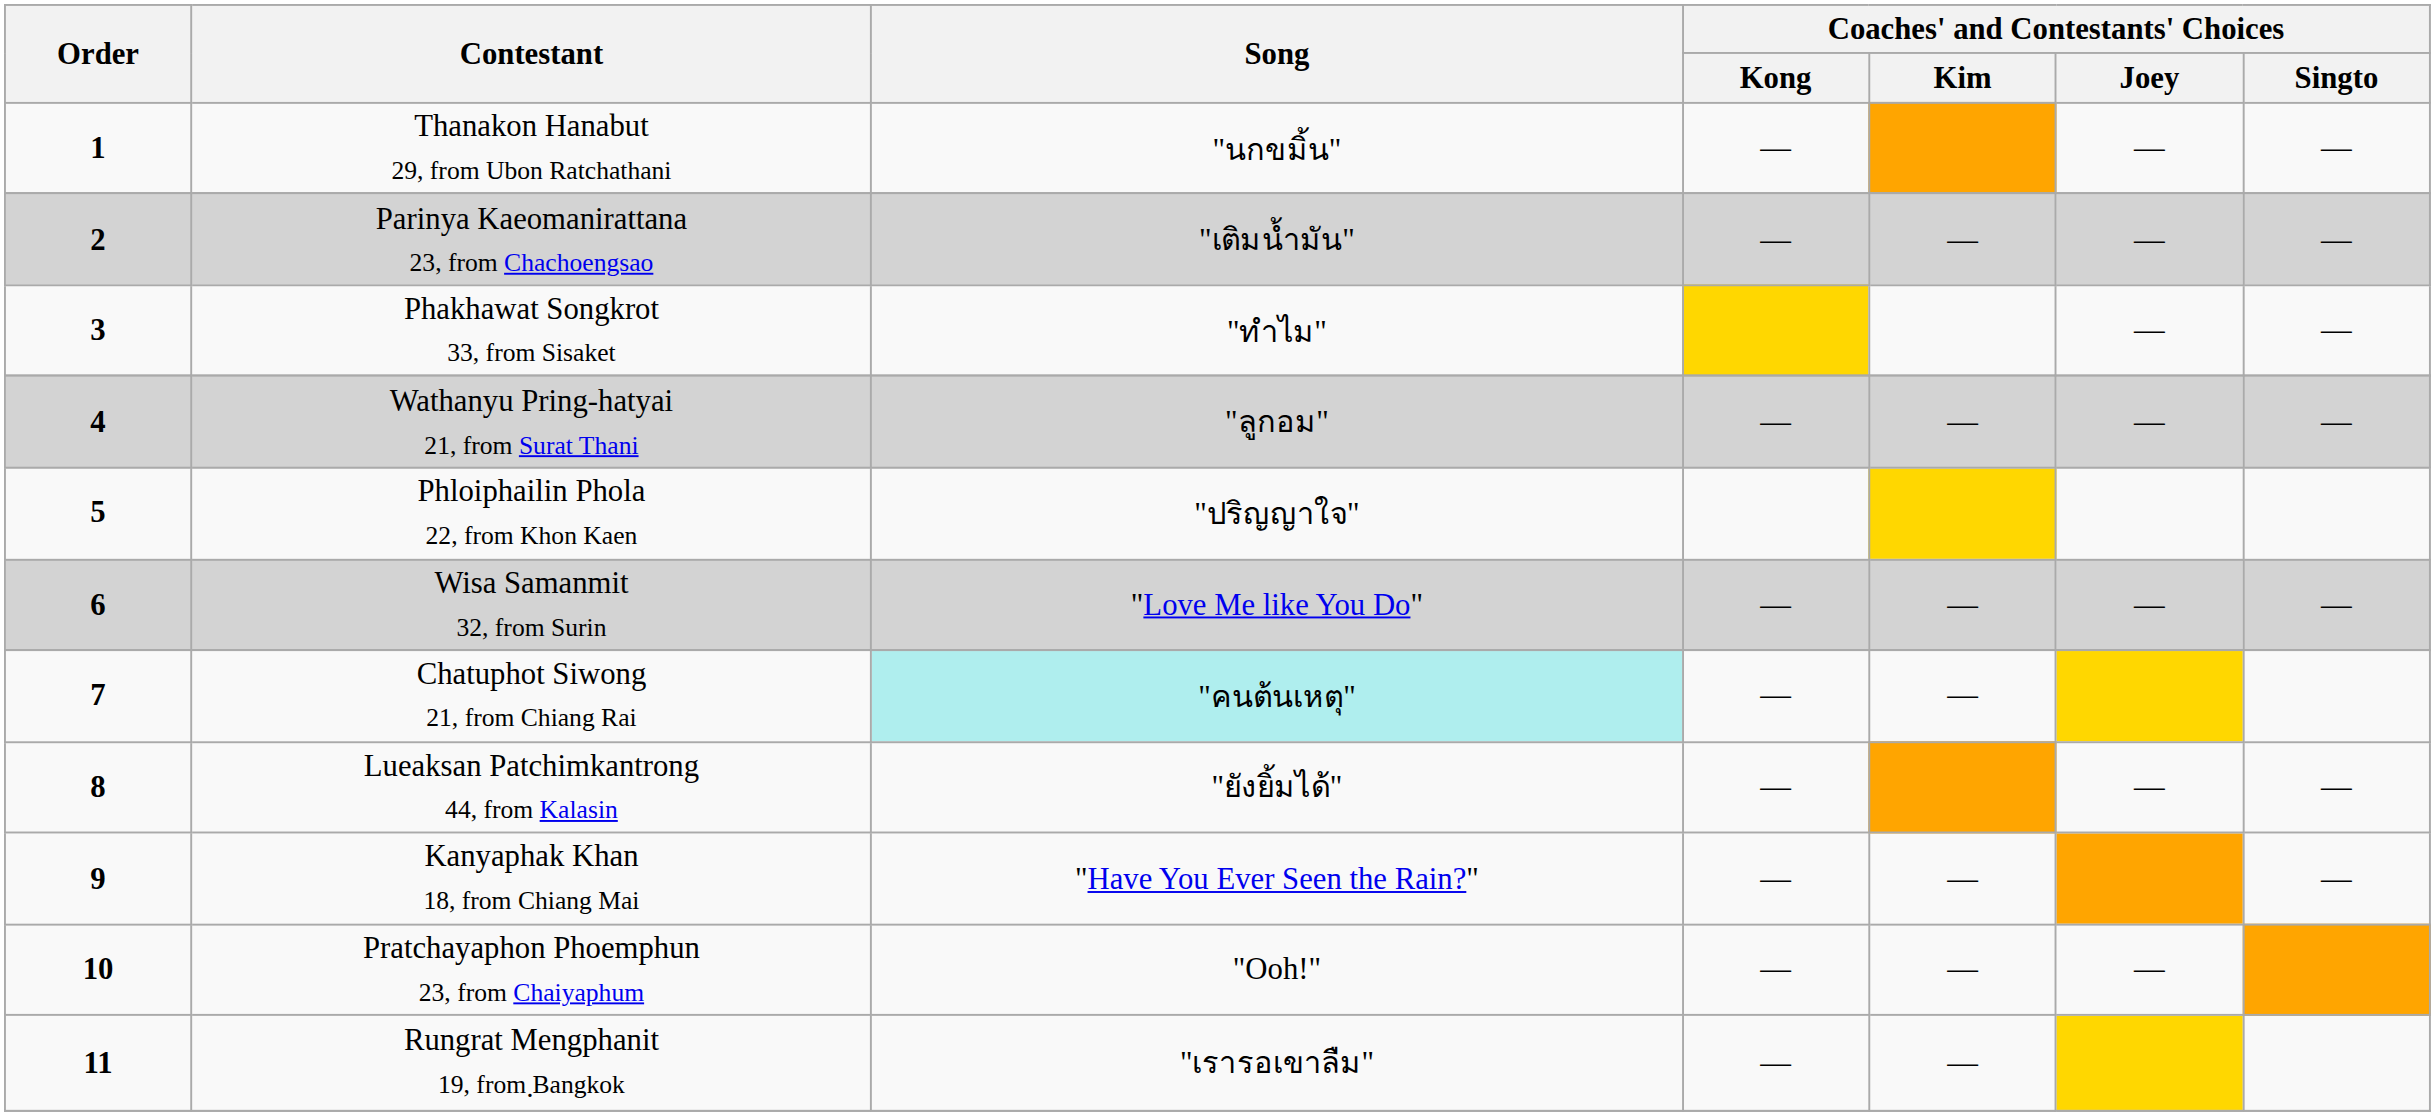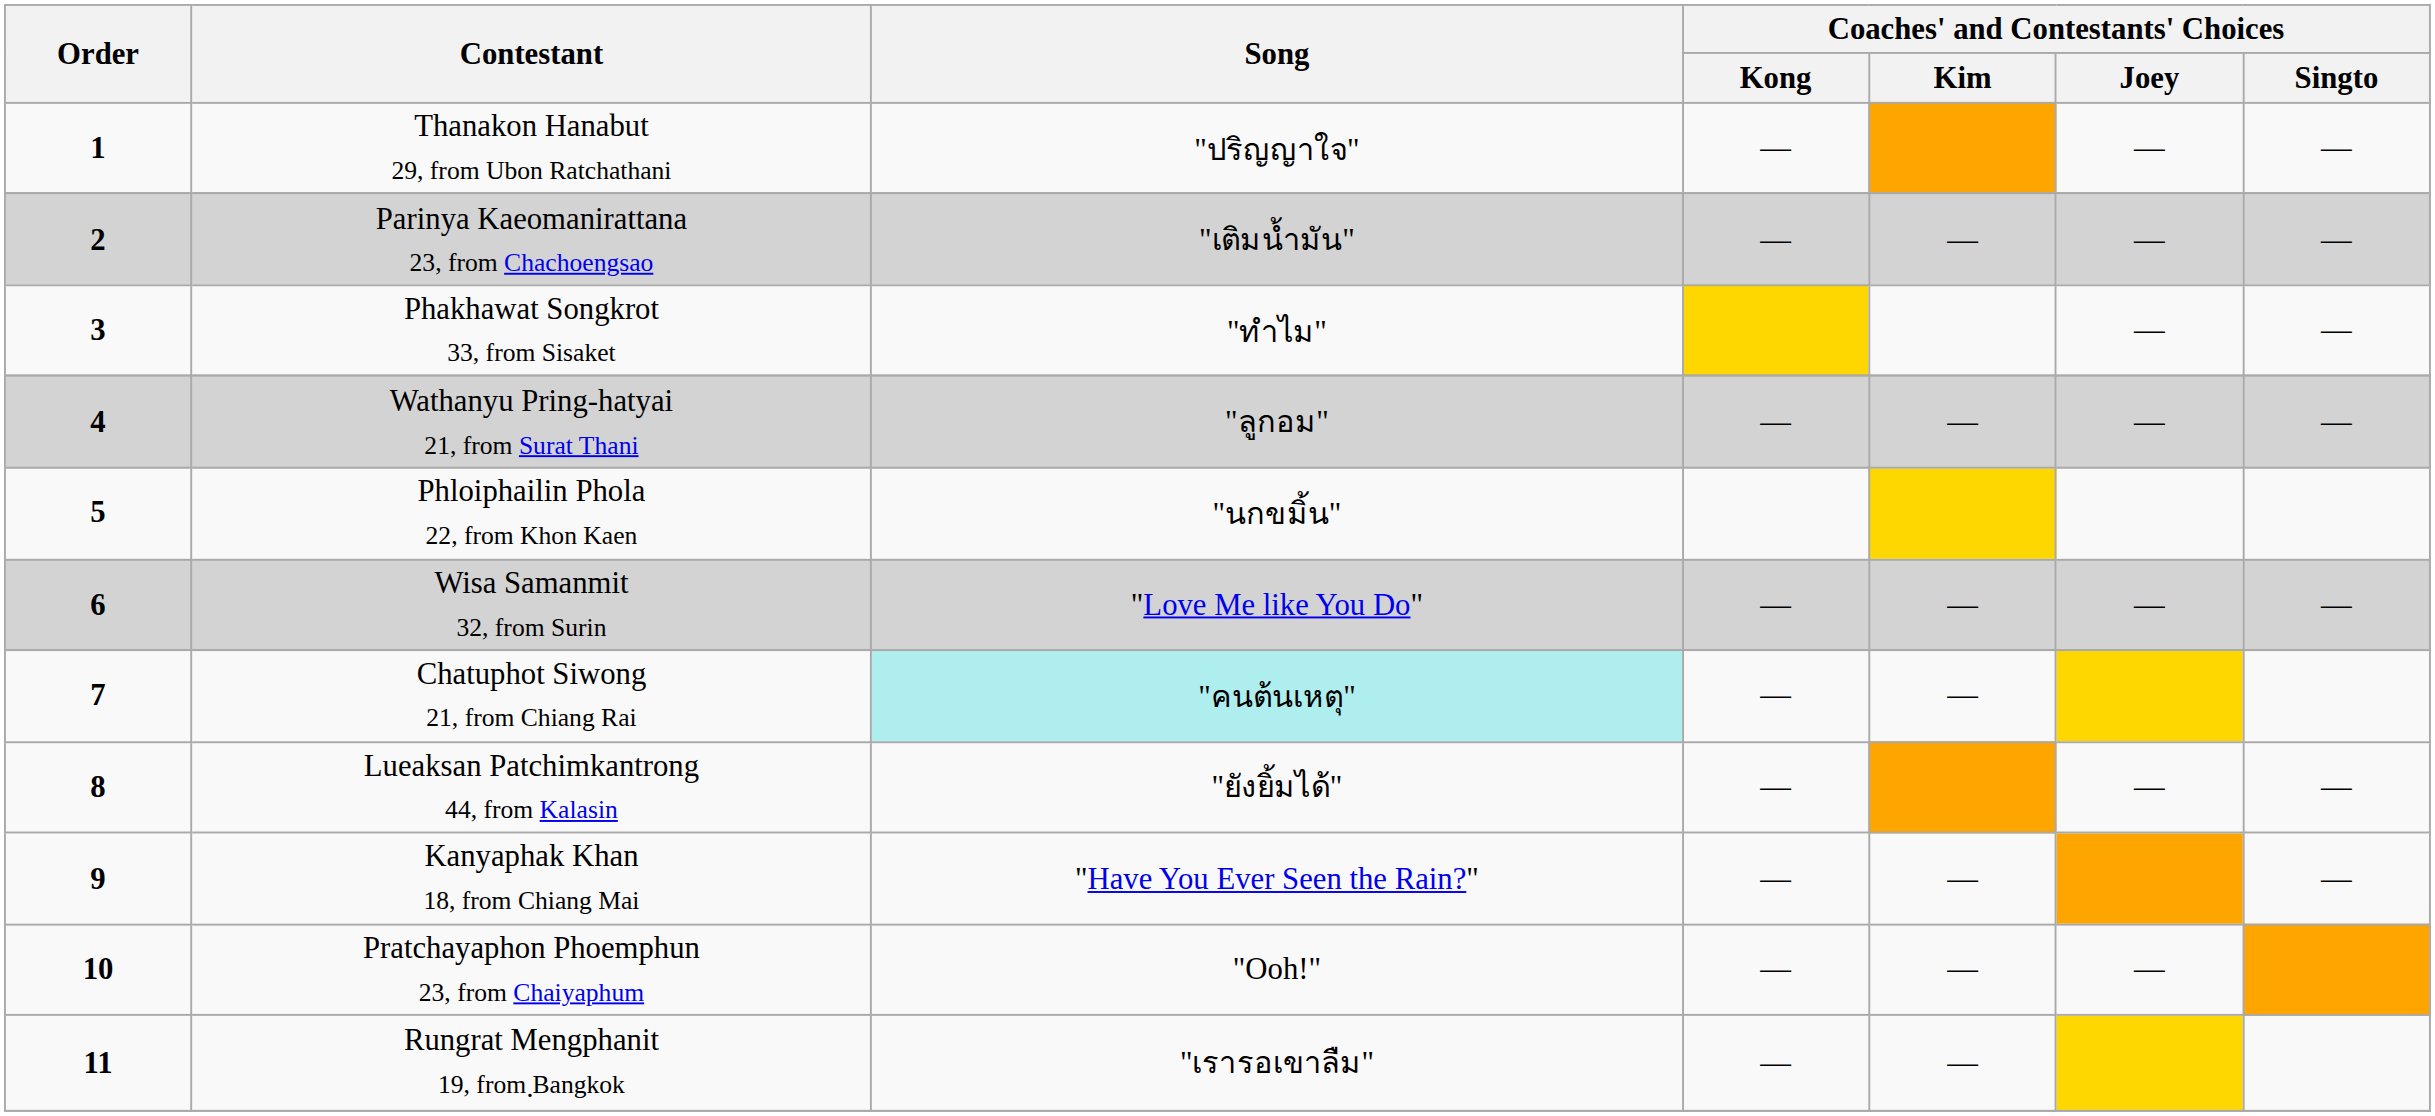(1277, 148) "นกขมิ้น" -> (1277, 148) "ปริญญาใจ"
(1277, 513) "ปริญญาใจ" -> (1277, 513) "นกขมิ้น"
